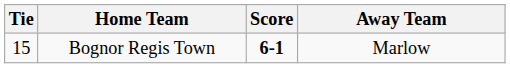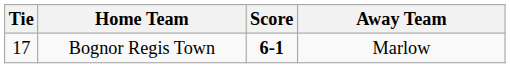(21, 47) 15 -> (21, 47) 17
